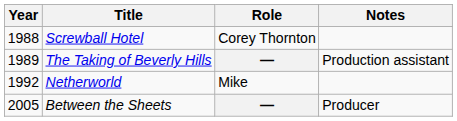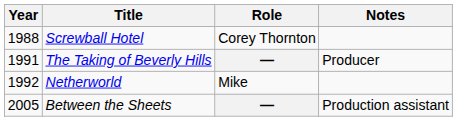(23, 60) 1989 -> (23, 60) 1991
(386, 60) Production assistant -> (351, 60) Producer
(351, 104) Producer -> (386, 104) Production assistant
